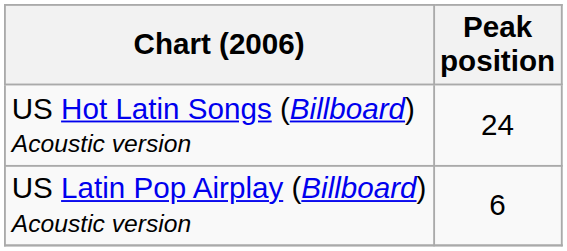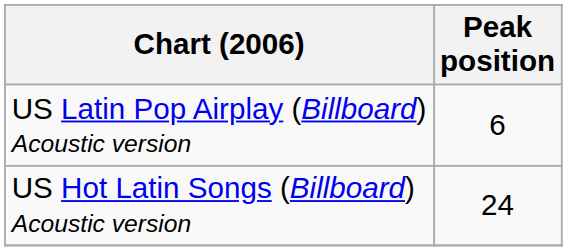rows swapped: (213, 124) <-> (219, 205)
